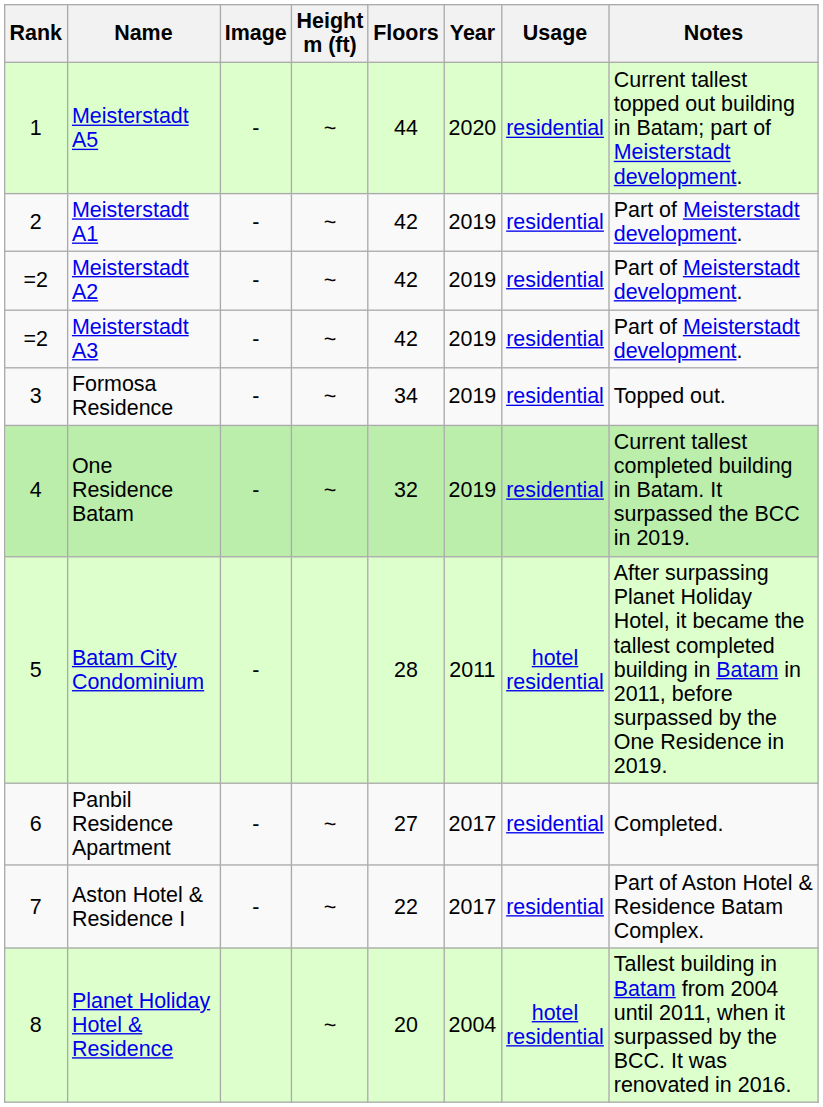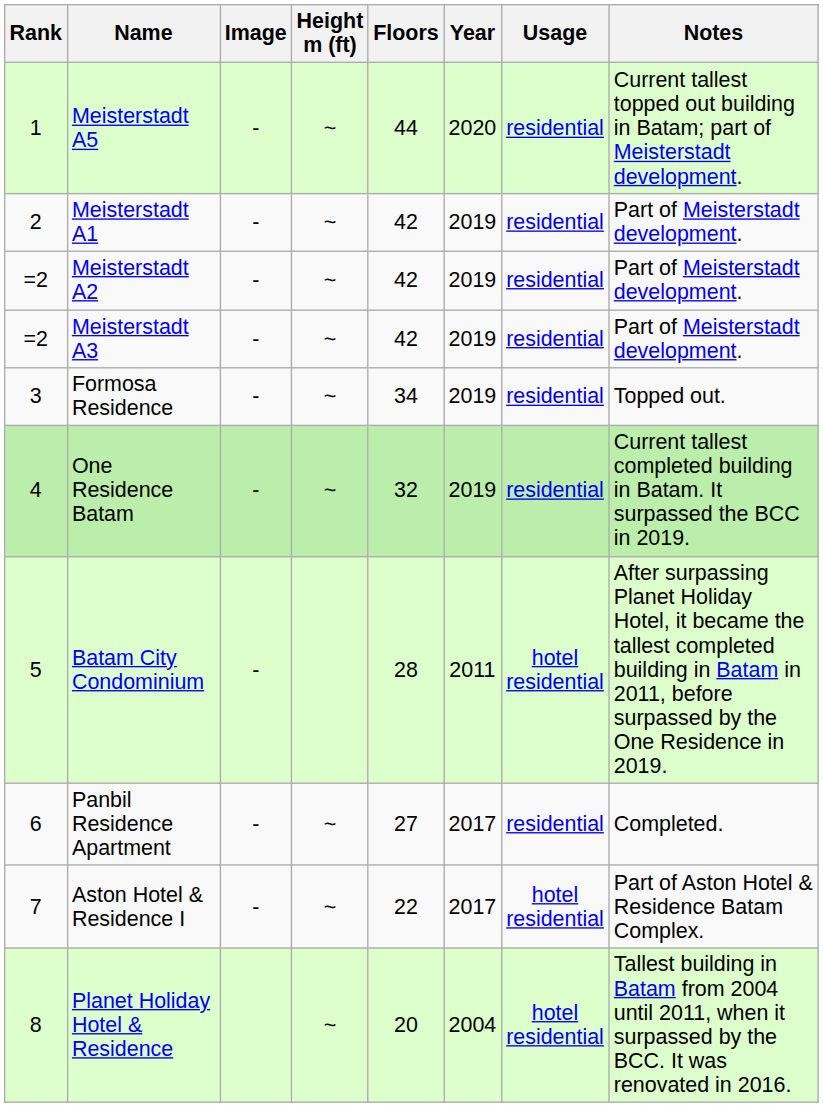(555, 906) residential -> (555, 906) hotel residential
